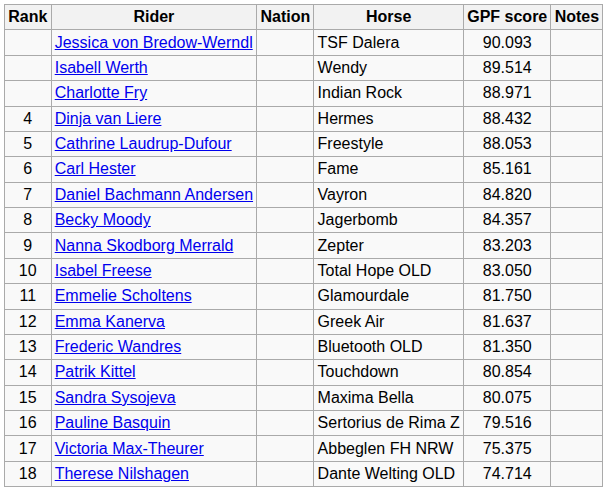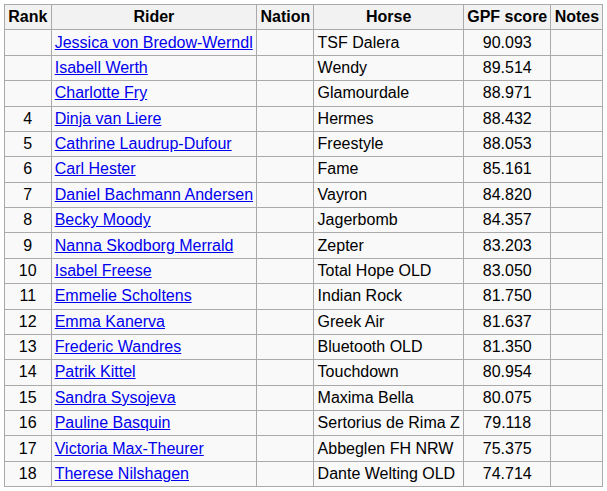(360, 93) Indian Rock -> (363, 93) Glamourdale
(363, 296) Glamourdale -> (360, 296) Indian Rock
(507, 372) 80.854 -> (507, 372) 80.954
(507, 423) 79.516 -> (507, 423) 79.118
